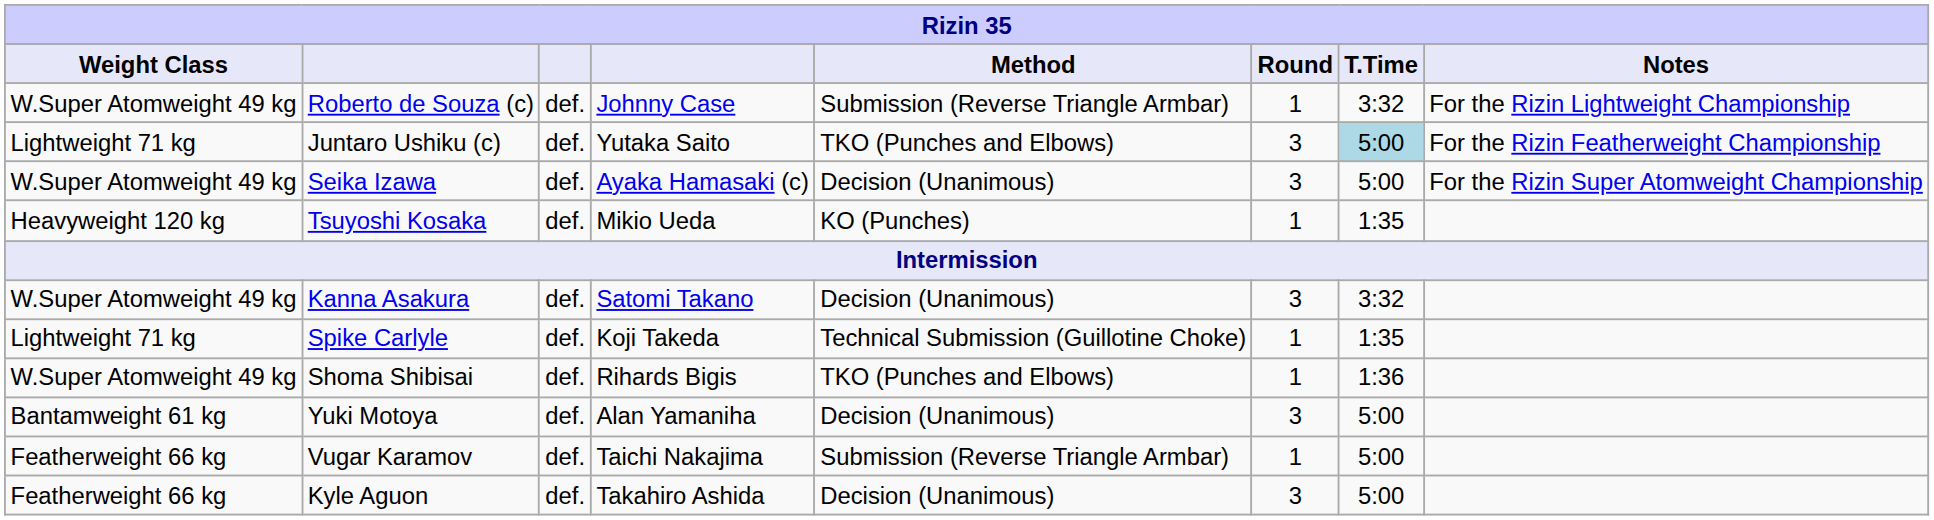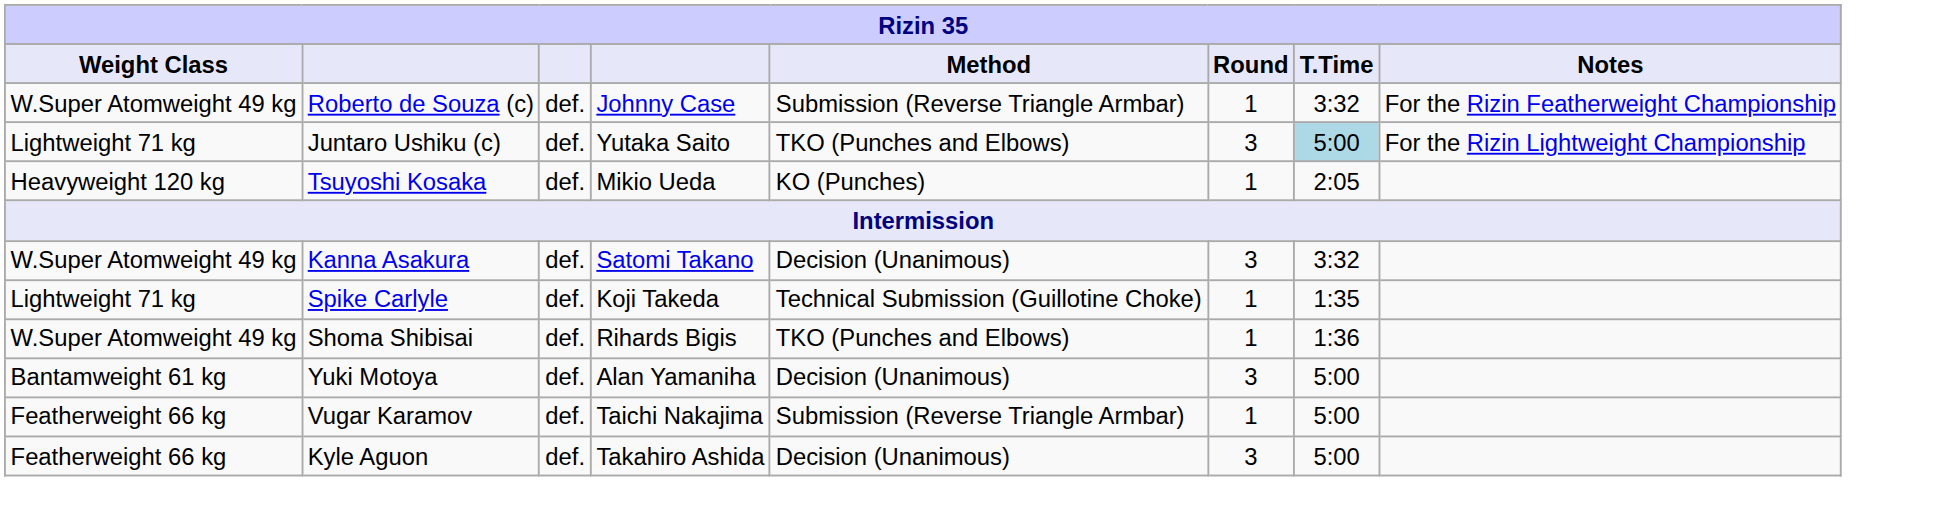(1640, 103) For the Rizin Lightweight Championship -> (1610, 103) For the Rizin Featherweight Championship
(1655, 142) For the Rizin Featherweight Championship -> (1595, 142) For the Rizin Lightweight Championship
- row: (372, 181)
(1381, 221) 1:35 -> (1337, 181) 2:05
